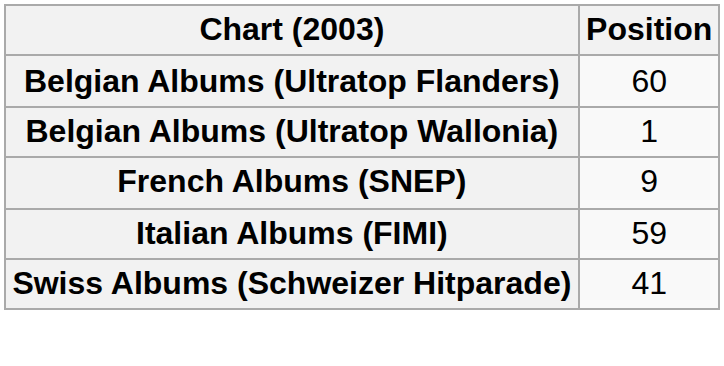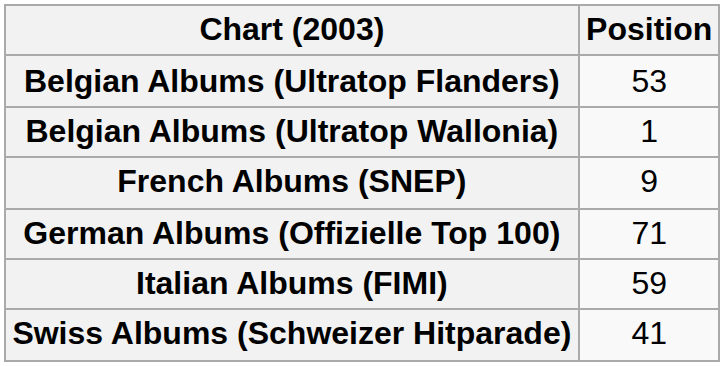(649, 80) 60 -> (649, 80) 53
+ row: (292, 232)
